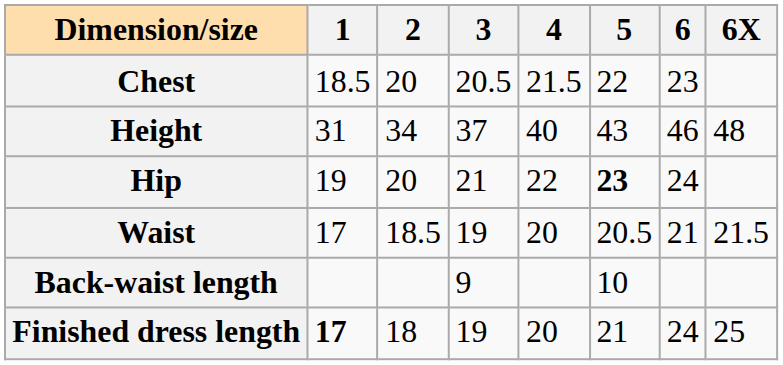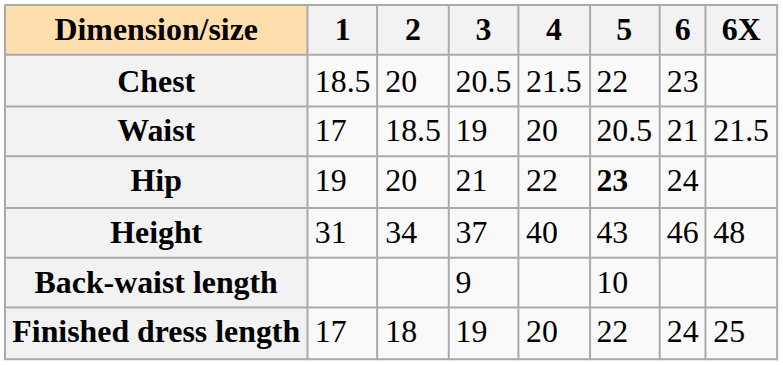rows swapped: (156, 231) <-> (156, 130)
(331, 332) bold -> (331, 332) normal
(612, 332) 21 -> (612, 332) 22
